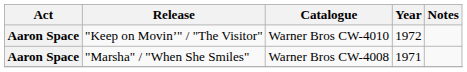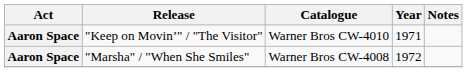(408, 35) 1972 -> (408, 35) 1971
(408, 56) 1971 -> (408, 56) 1972
